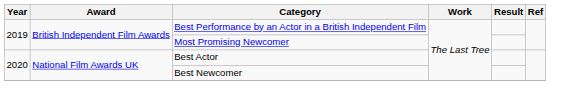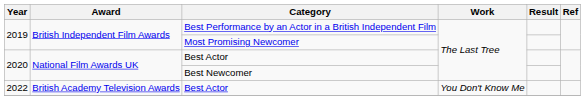+ row: (17, 88)
